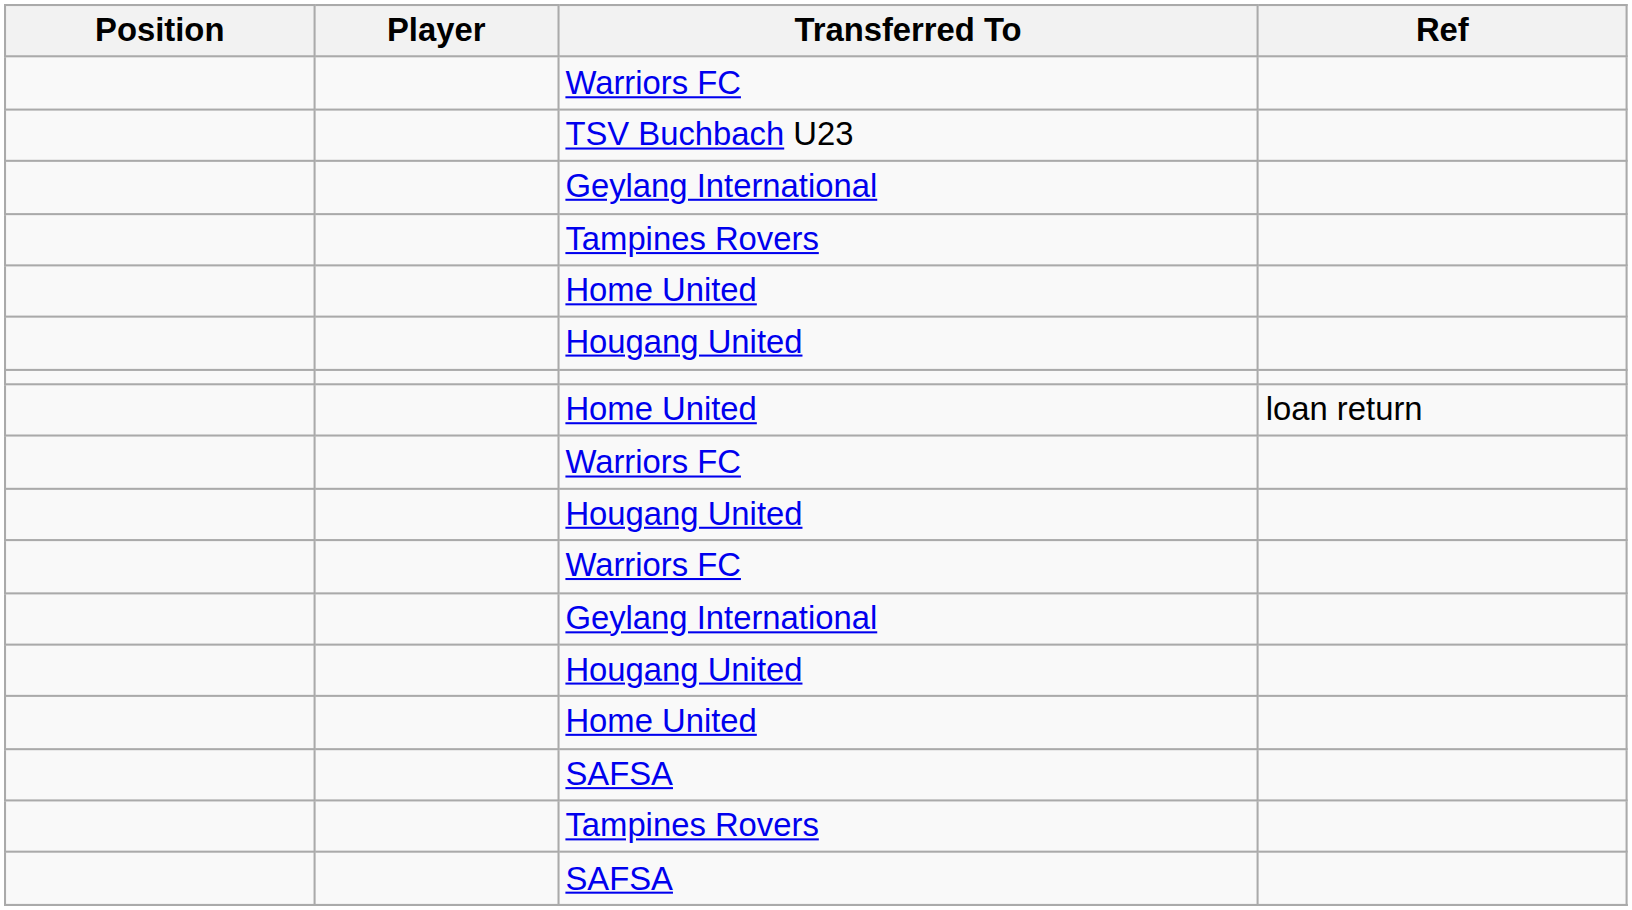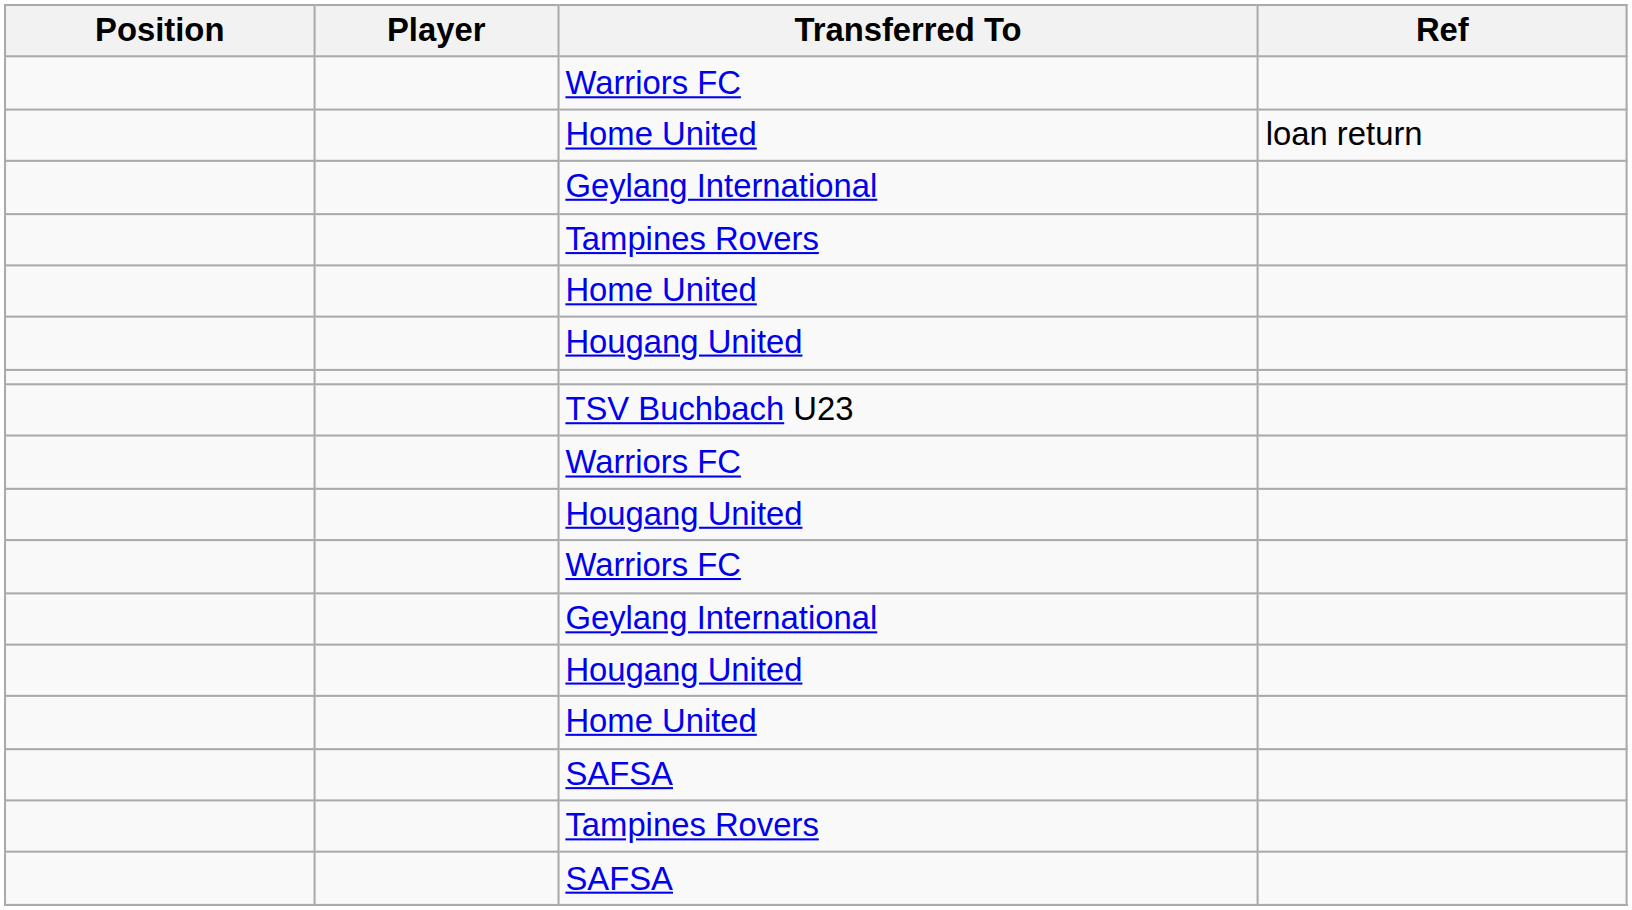rows swapped: (661, 409) <-> (709, 134)
